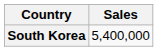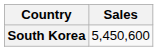(121, 35) 5,400,000 -> (121, 35) 5,450,600
